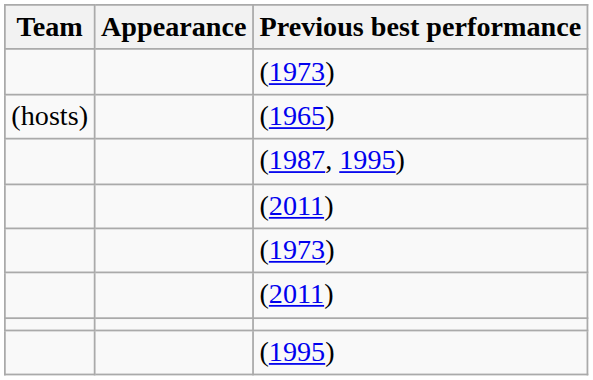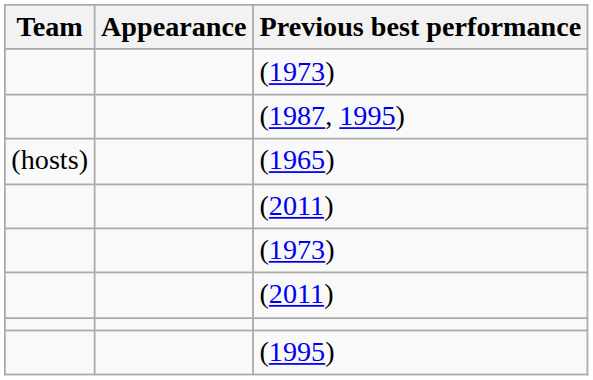rows swapped: (50, 116) <-> (50, 161)
